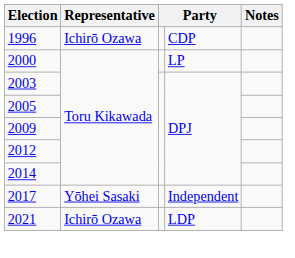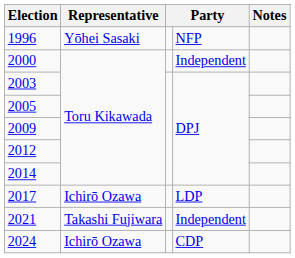(103, 38) Ichirō Ozawa -> (102, 38) Yōhei Sasaki
(182, 38) CDP -> (189, 38) NFP
(176, 60) LP -> (211, 60) Independent
(102, 196) Yōhei Sasaki -> (103, 196) Ichirō Ozawa
(203, 196) Independent -> (189, 196) LDP
(103, 219) Ichirō Ozawa -> (113, 219) Takashi Fujiwara
(181, 219) LDP -> (211, 219) Independent
+ row: (22, 241)
